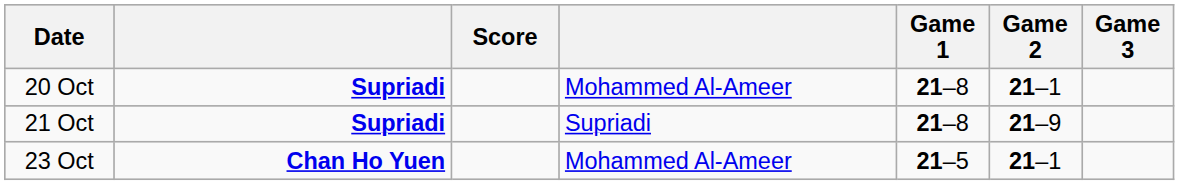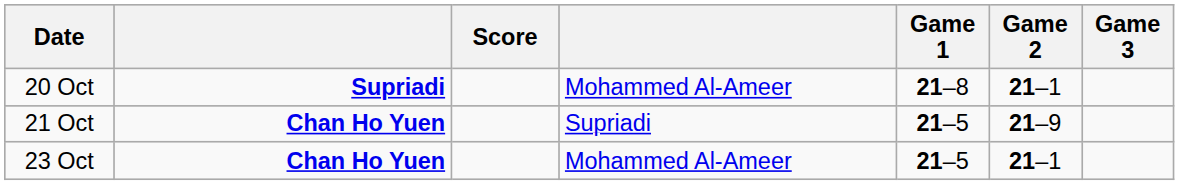(398, 124) Supriadi -> (366, 124) Chan Ho Yuen
(943, 124) 21–8 -> (943, 124) 21–5
